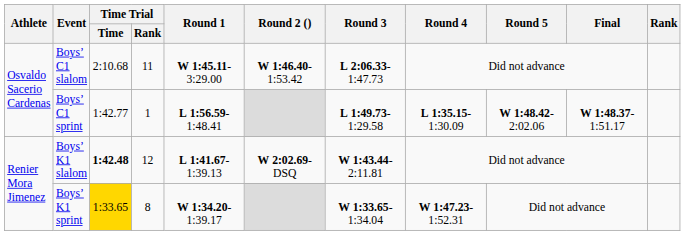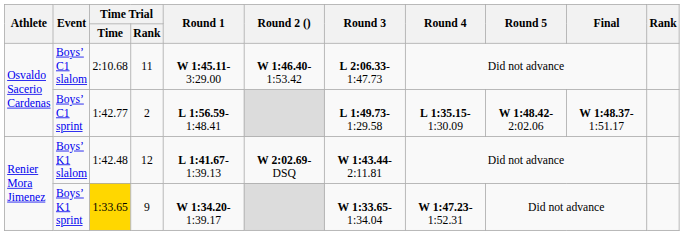(148, 113) 1 -> (147, 113) 2
(111, 160) bold -> (110, 160) normal
(148, 207) 8 -> (147, 207) 9
